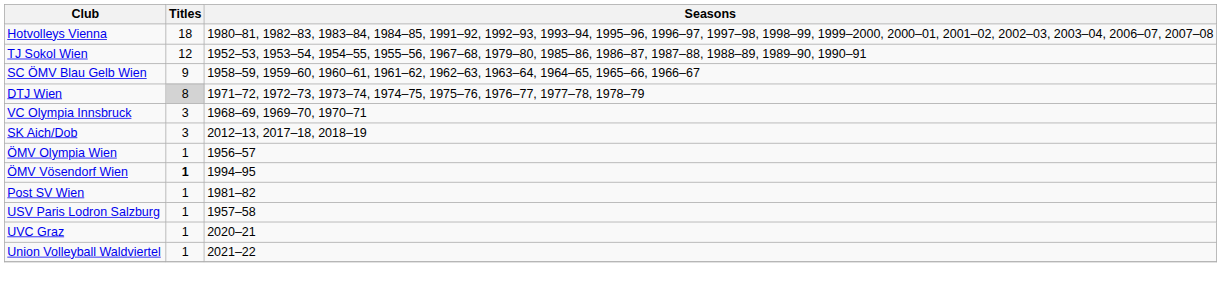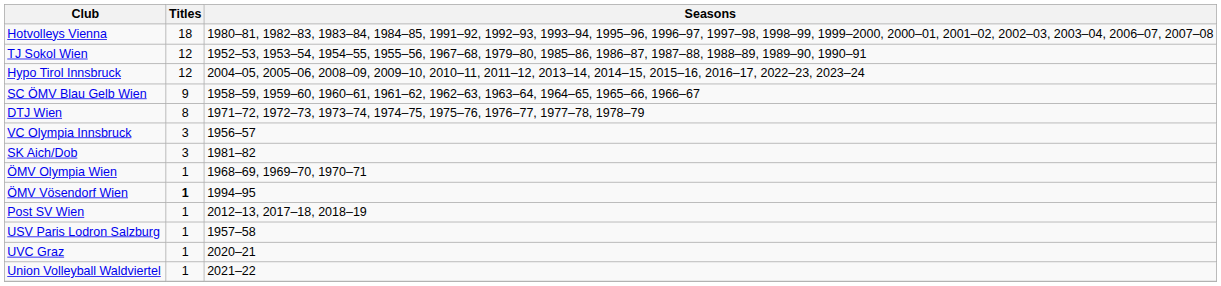+ row: (64, 73)
(185, 93) lightgrey background -> (185, 113) no background
(287, 113) 1968–69, 1969–70, 1970–71 -> (231, 133) 1956–57
(287, 133) 2012–13, 2017–18, 2018–19 -> (231, 152) 1981–82
(231, 152) 1956–57 -> (287, 172) 1968–69, 1969–70, 1970–71
(231, 192) 1981–82 -> (287, 212) 2012–13, 2017–18, 2018–19
